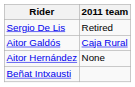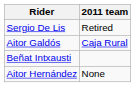rows swapped: (42, 58) <-> (39, 74)
